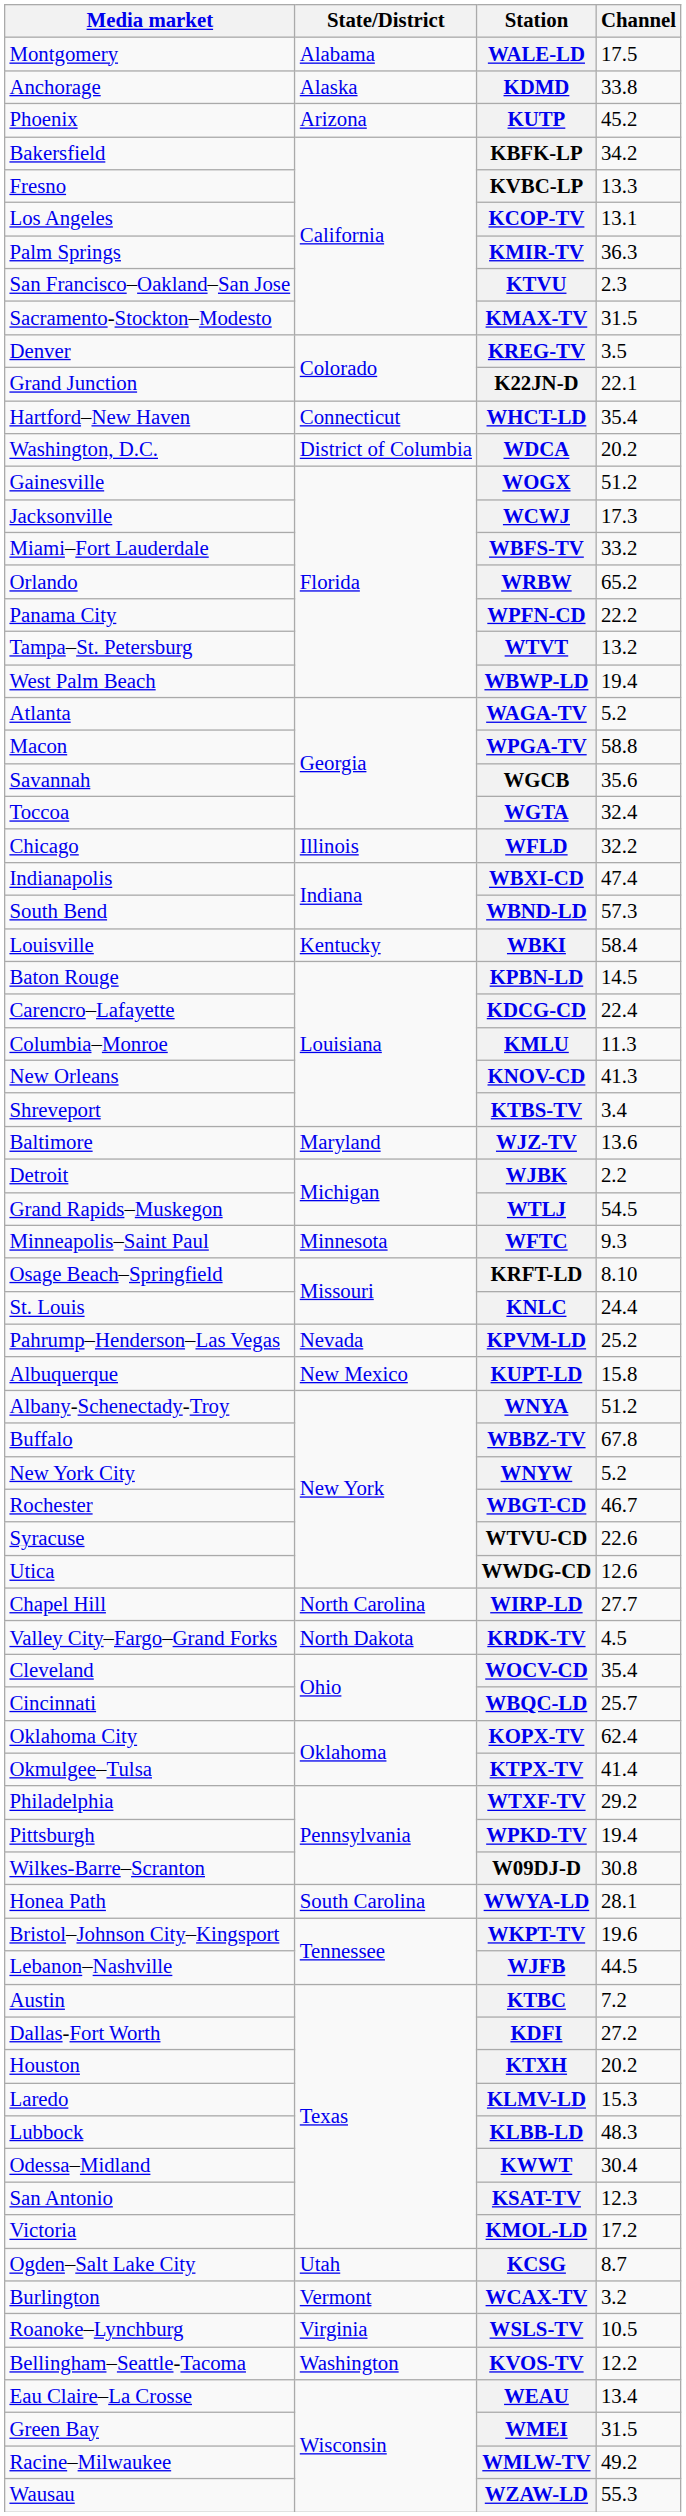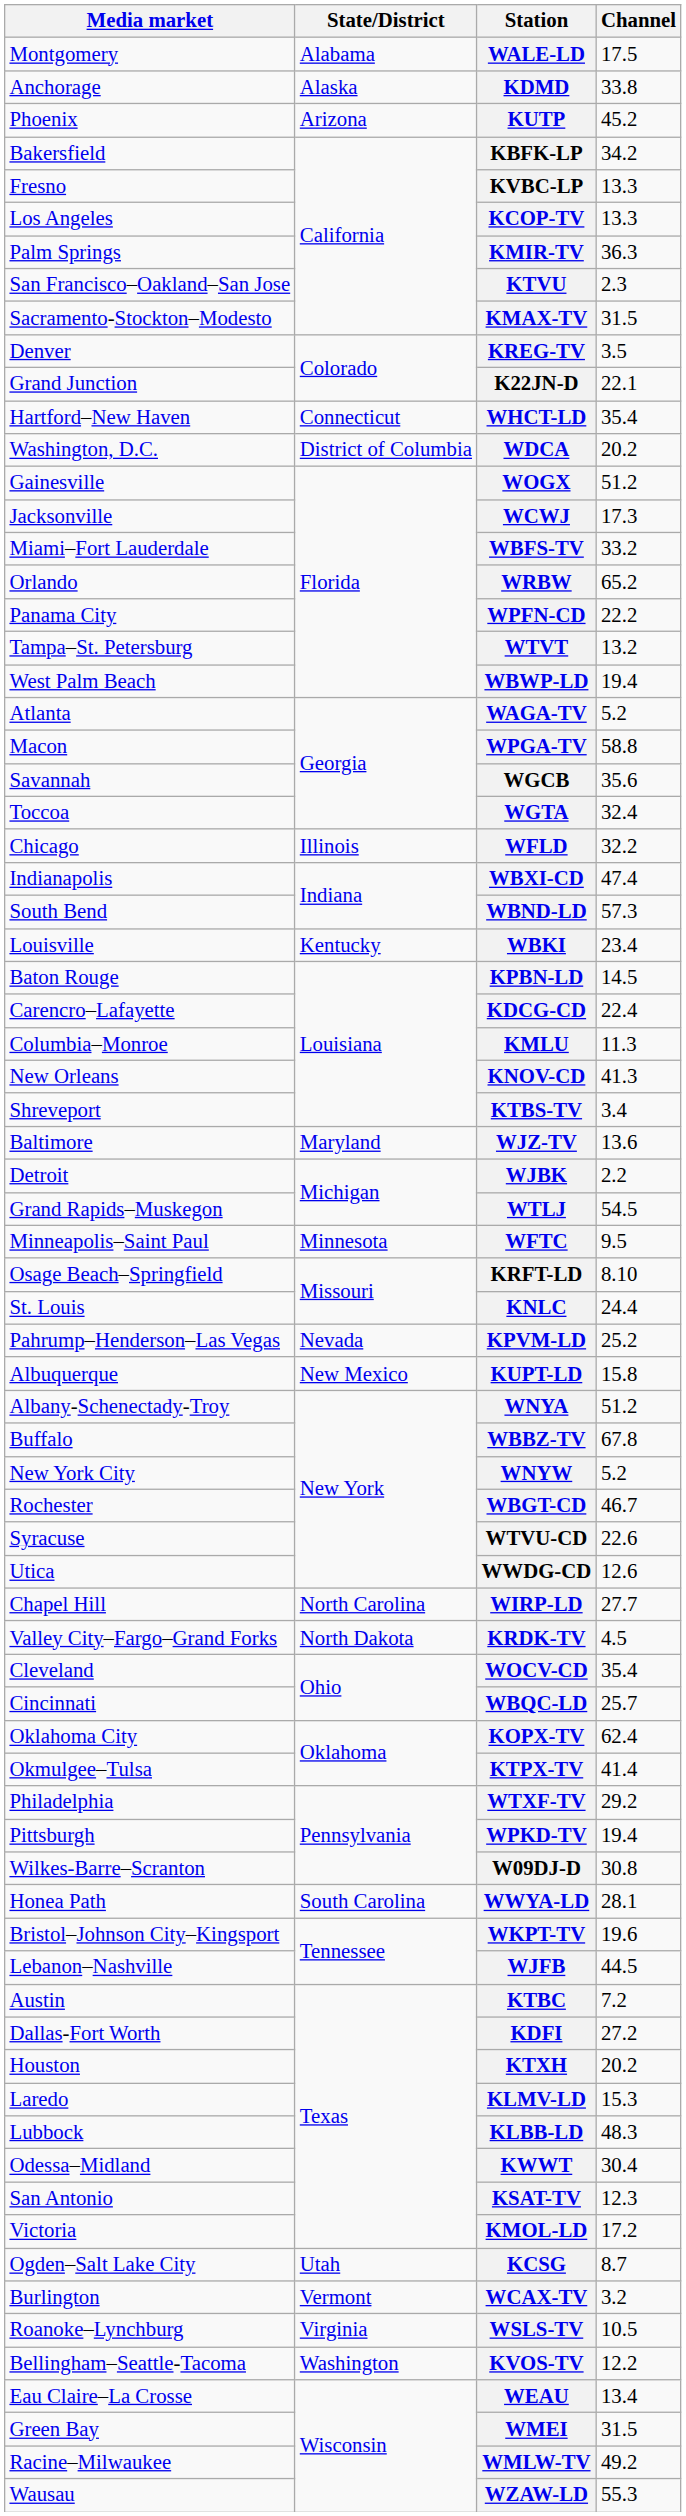(619, 218) 13.1 -> (619, 218) 13.3
(619, 944) 58.4 -> (619, 944) 23.4
(614, 1241) 9.3 -> (614, 1241) 9.5
